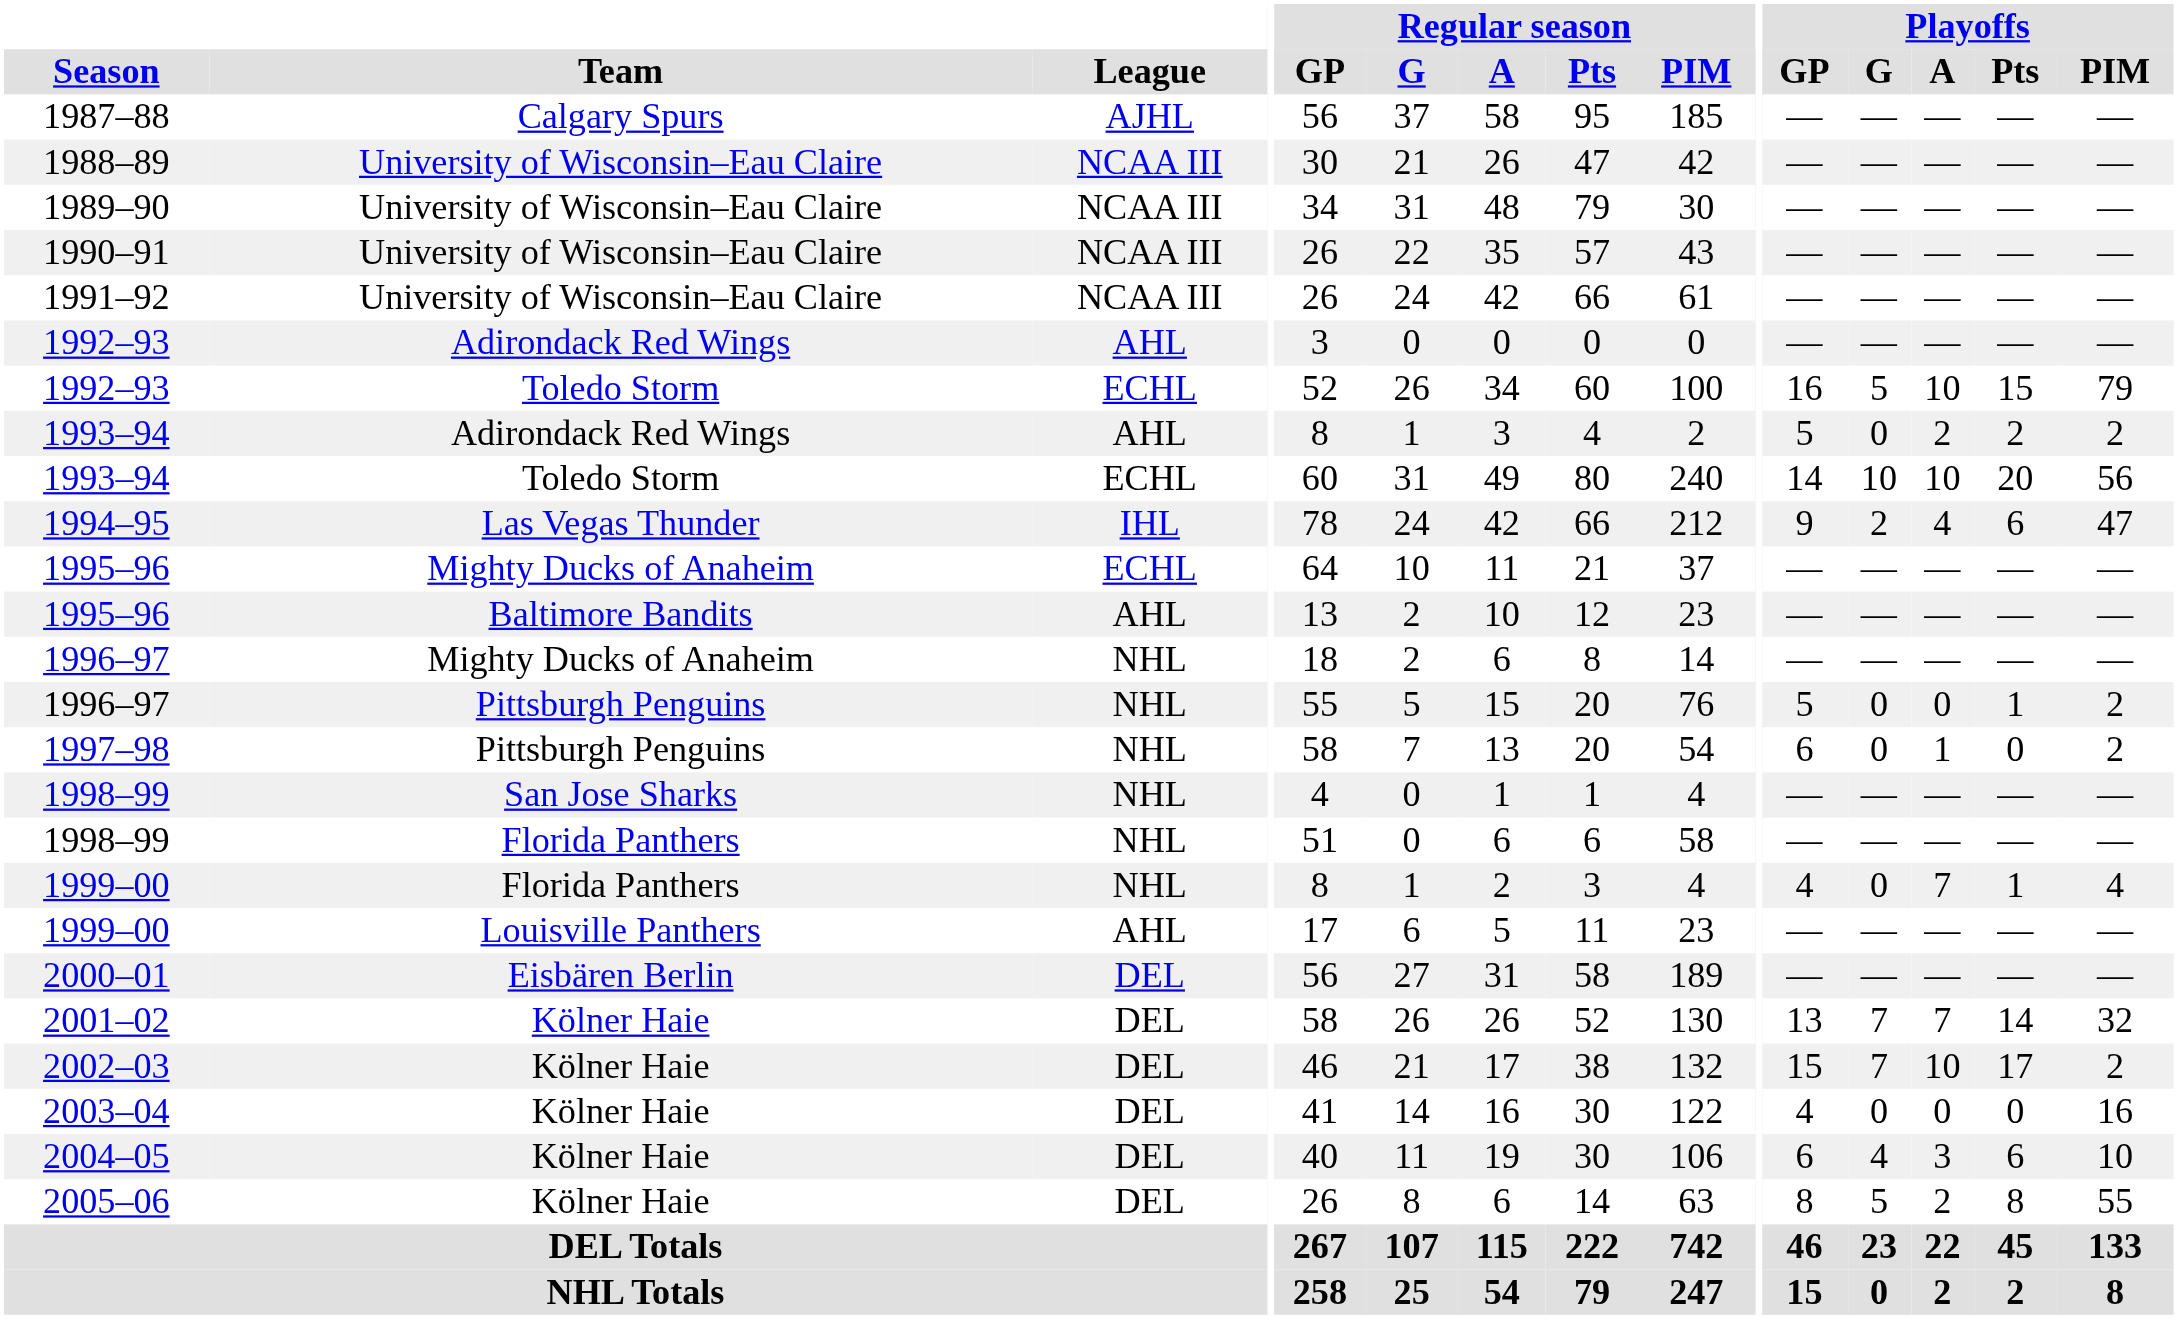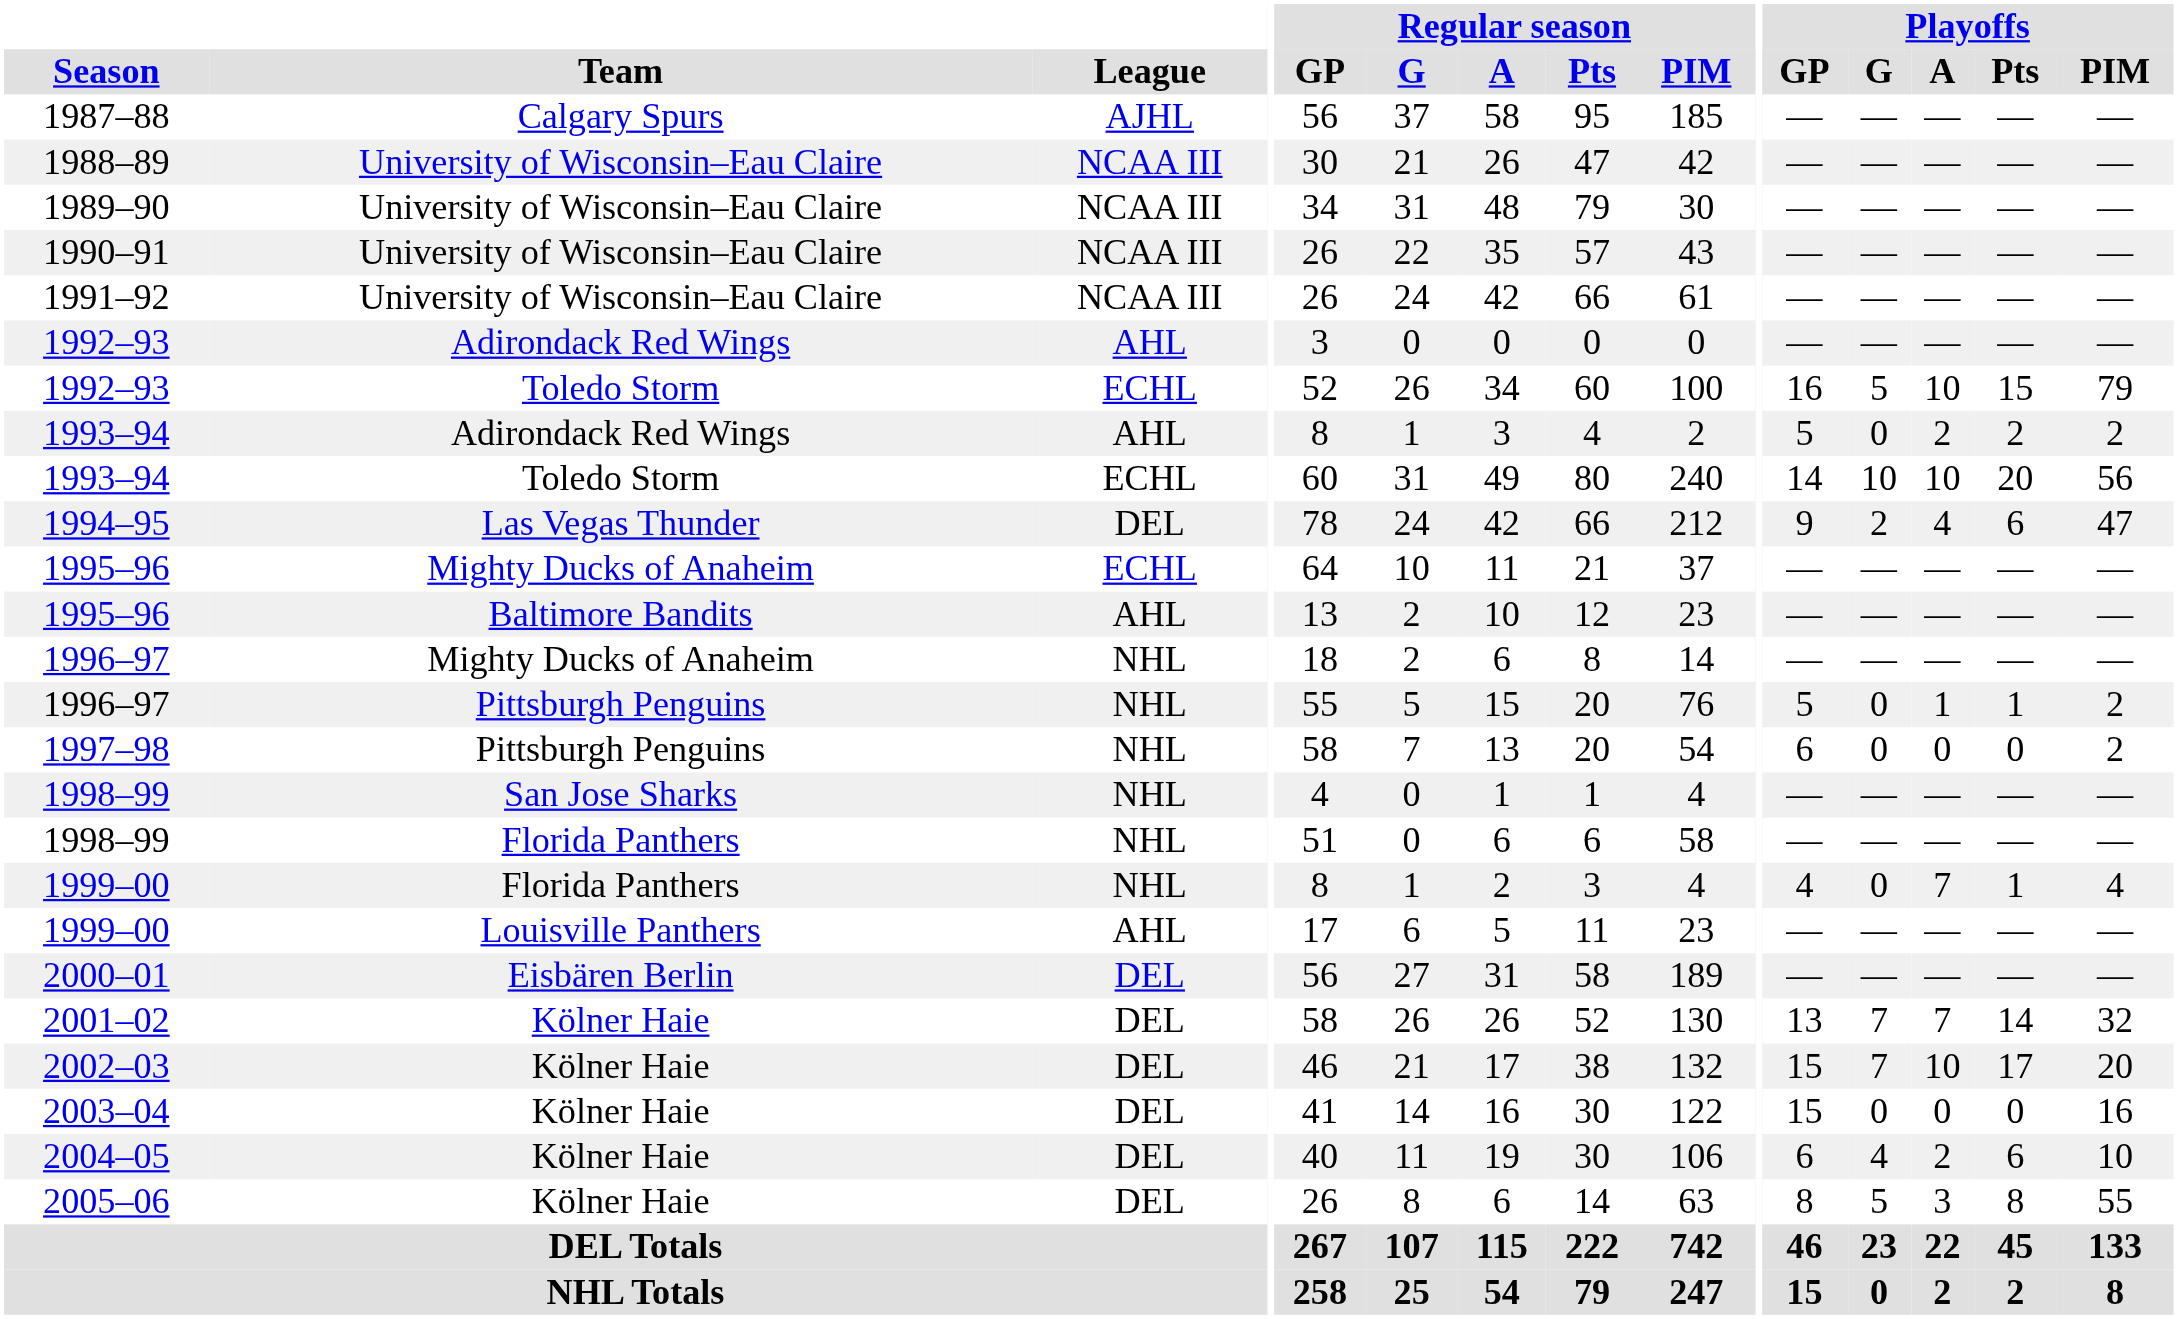(1150, 523) IHL -> (1150, 523) DEL
(1942, 703) 0 -> (1942, 703) 1
(1942, 749) 1 -> (1942, 749) 0
(2115, 1065) 2 -> (2115, 1065) 20
(1804, 1110) 4 -> (1804, 1110) 15
(1942, 1155) 3 -> (1942, 1155) 2
(1942, 1201) 2 -> (1942, 1201) 3
